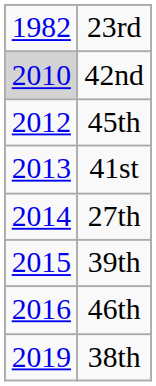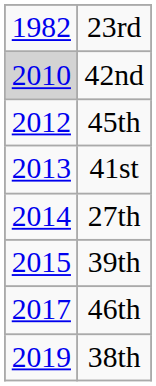(41, 309) 2016 -> (41, 309) 2017
